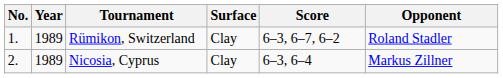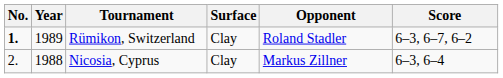columns swapped: (431, 15) <-> (312, 15)
(13, 38) normal -> (13, 38) bold
(49, 60) 1989 -> (49, 60) 1988
